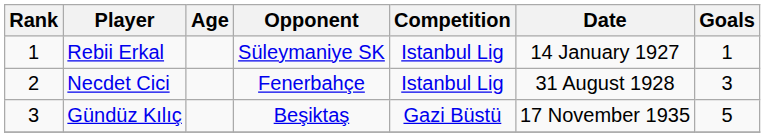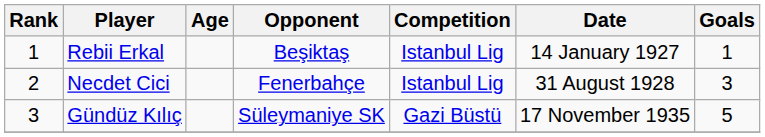(311, 52) Süleymaniye SK -> (311, 52) Beşiktaş
(311, 115) Beşiktaş -> (311, 115) Süleymaniye SK
